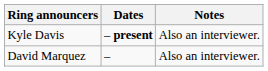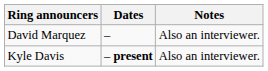rows swapped: (46, 55) <-> (36, 35)
